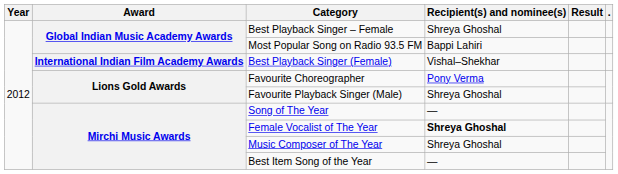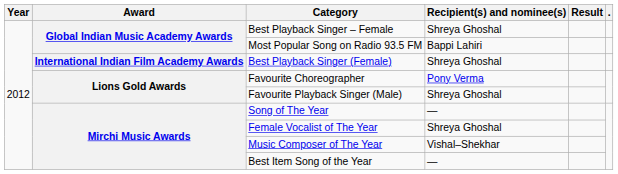(463, 62) Vishal–Shekhar -> (464, 62) Shreya Ghoshal
(467, 128) bold -> (464, 128) normal
(464, 144) Shreya Ghoshal -> (463, 144) Vishal–Shekhar
